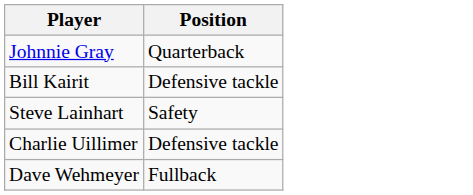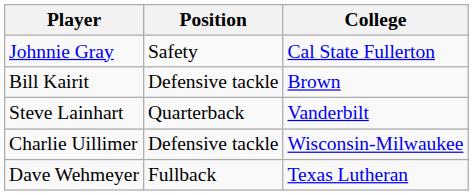+ column: (375, 19)
(196, 50) Quarterback -> (173, 50) Safety
(173, 112) Safety -> (196, 112) Quarterback
